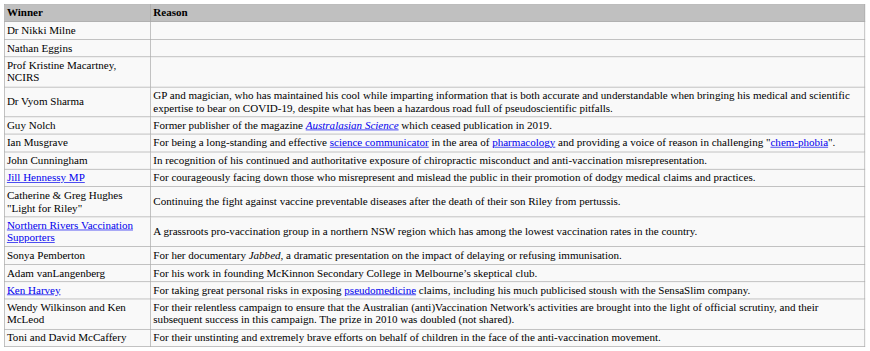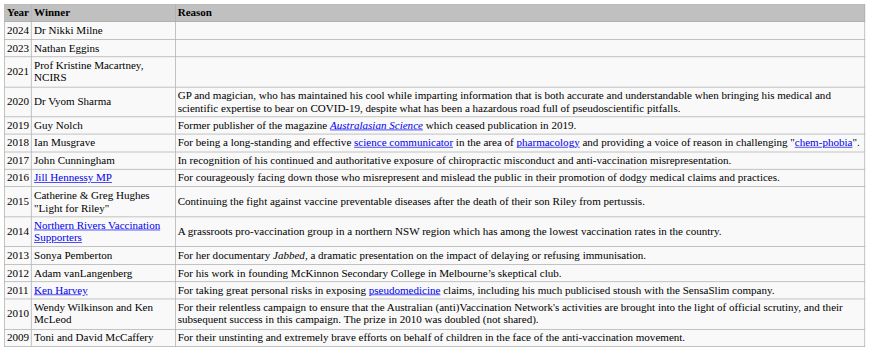+ column: (18, 13)
